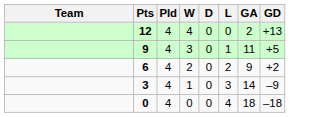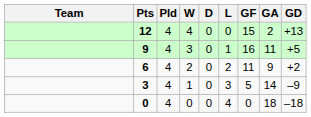+ column: (248, 13)
